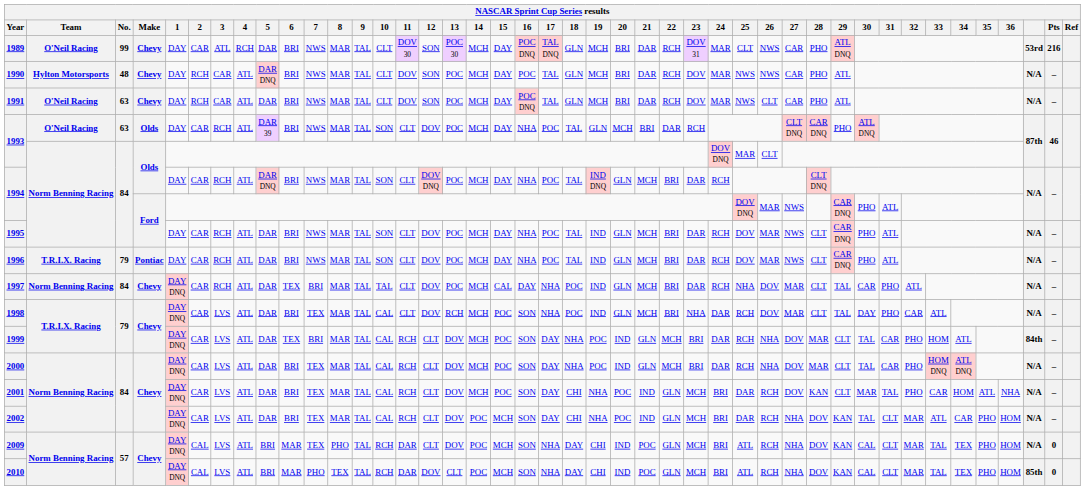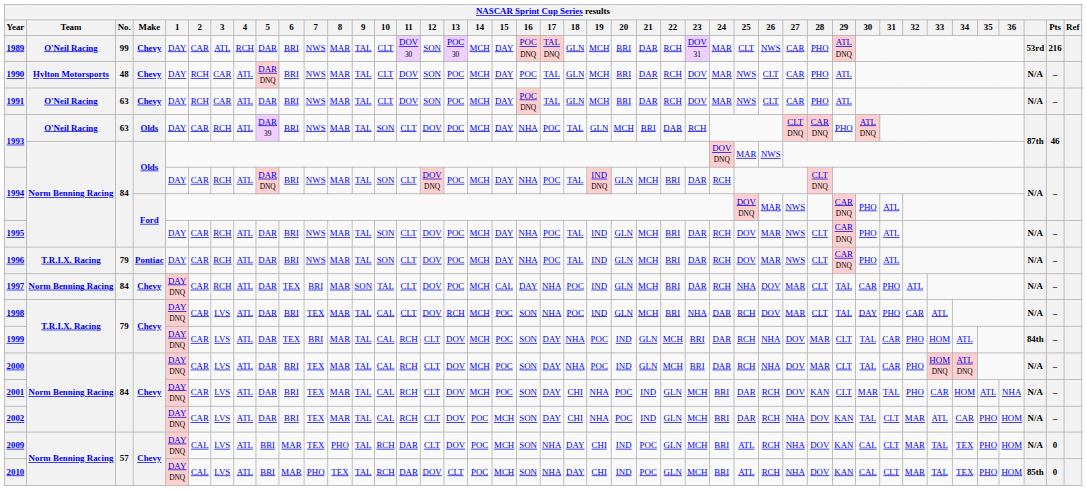(770, 74) NWS -> (771, 74) CLT
(770, 154) CLT -> (771, 154) NWS
(363, 286) TAL -> (363, 286) SON
